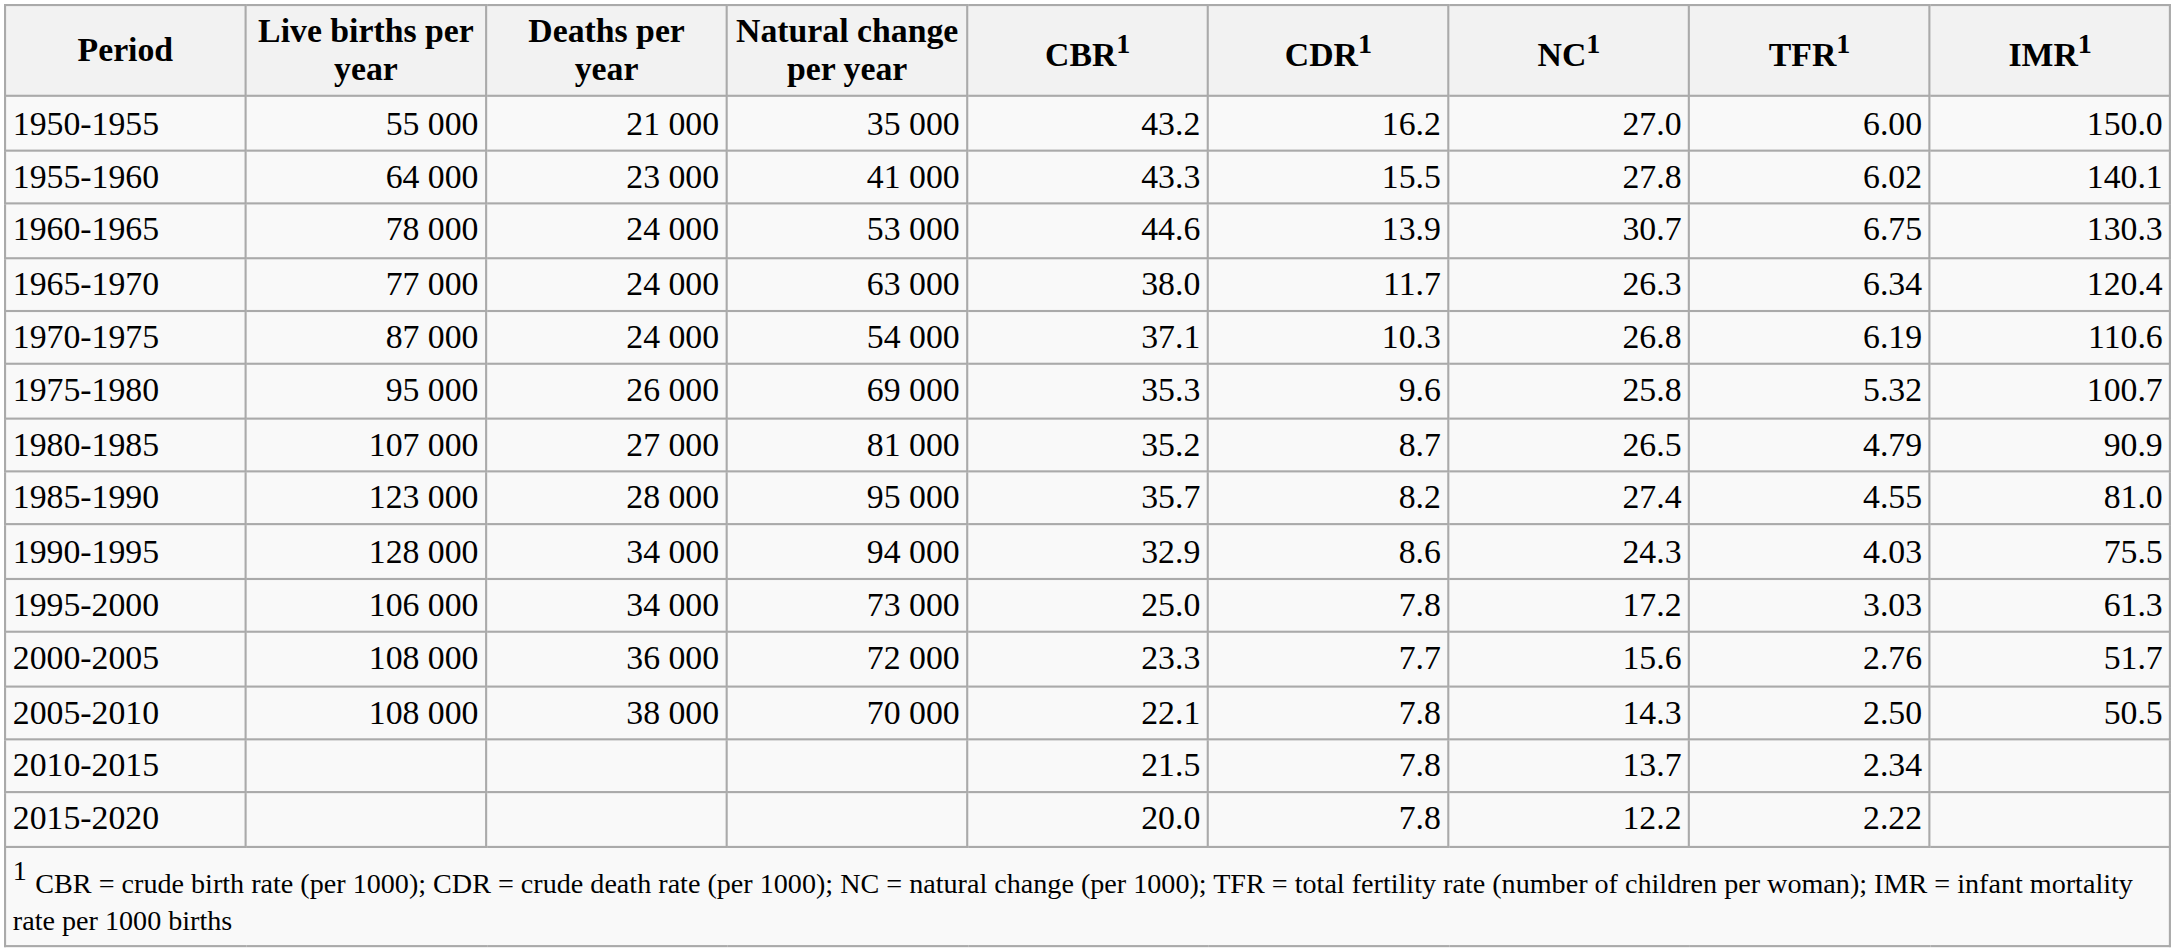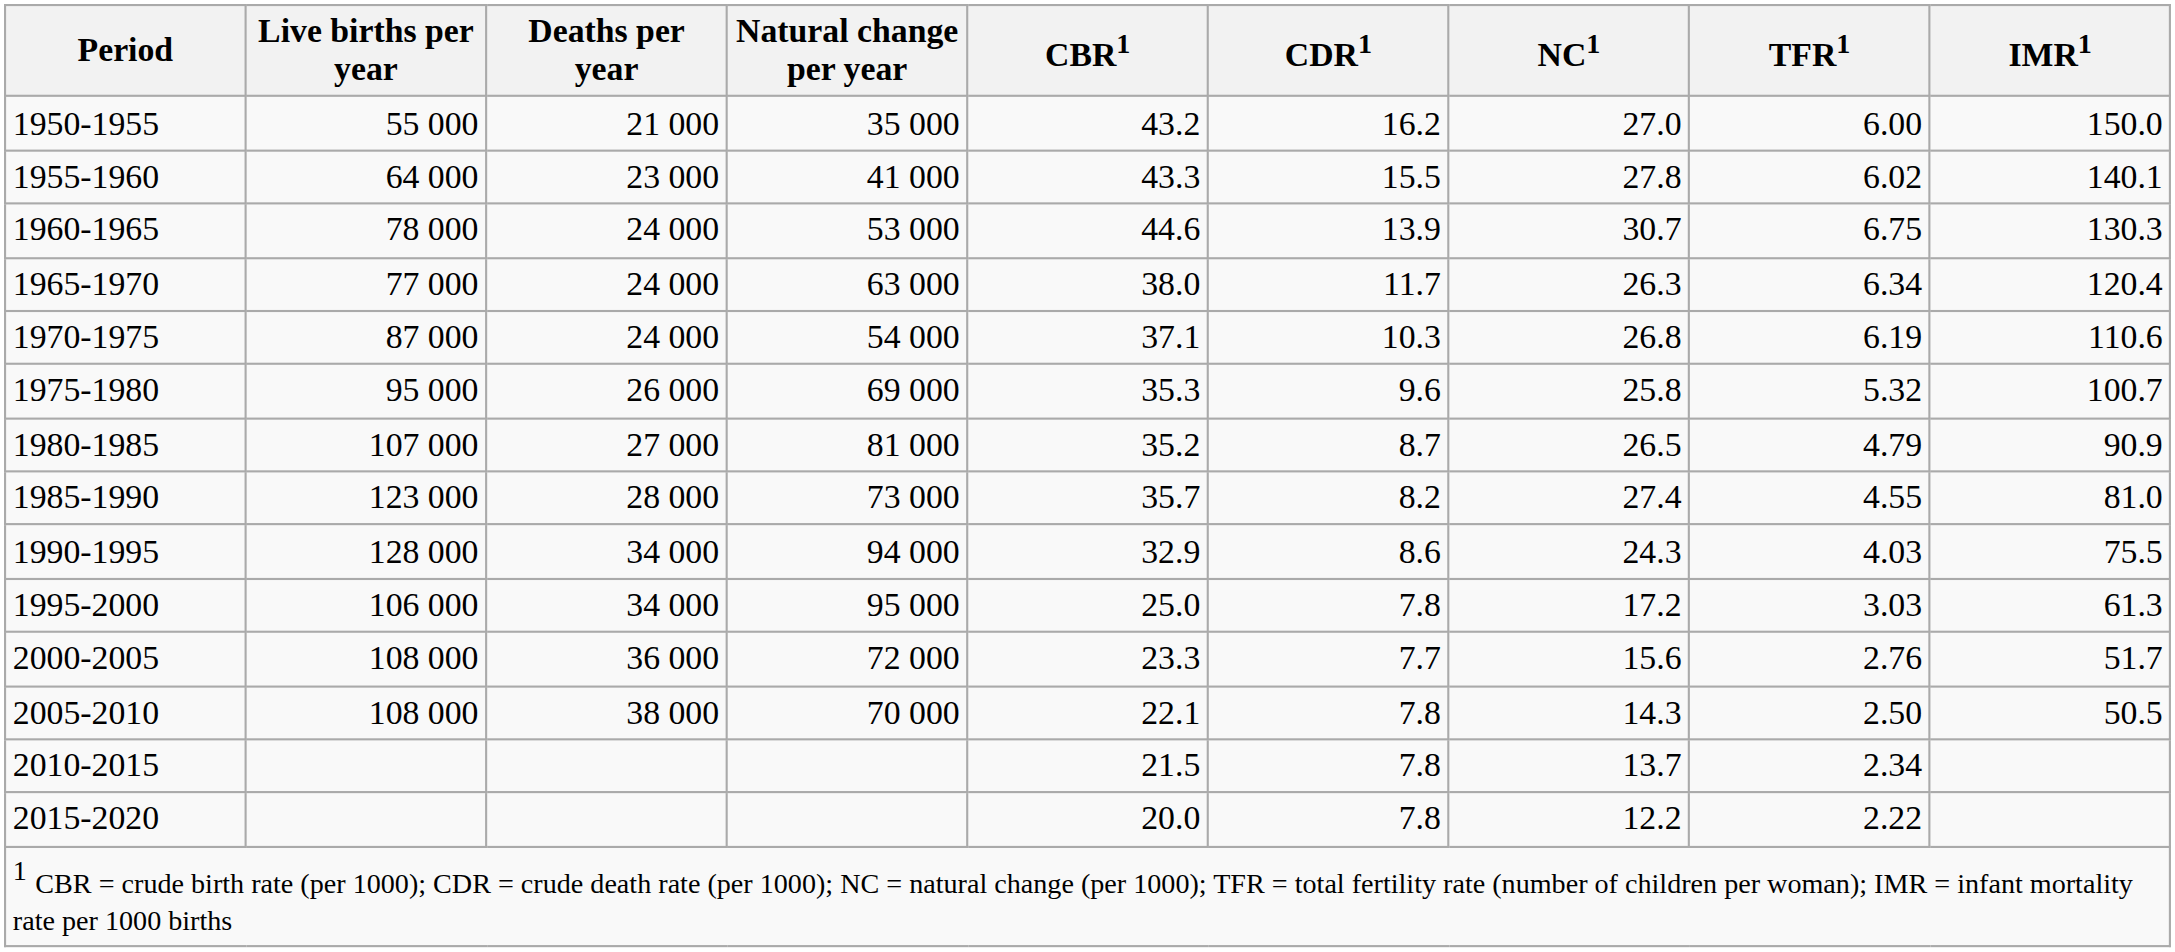(913, 497) 95 000 -> (913, 497) 73 000
(913, 604) 73 000 -> (913, 604) 95 000
